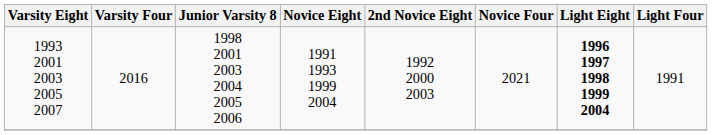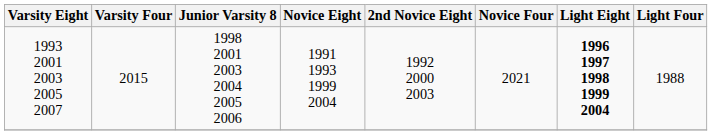(134, 78) 2016 -> (134, 78) 2015
(670, 78) 1991 -> (670, 78) 1988
